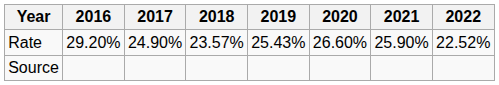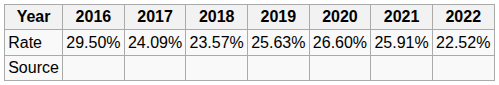(93, 42) 29.20% -> (93, 42) 29.50%
(155, 42) 24.90% -> (155, 42) 24.09%
(278, 42) 25.43% -> (278, 42) 25.63%
(402, 42) 25.90% -> (402, 42) 25.91%
